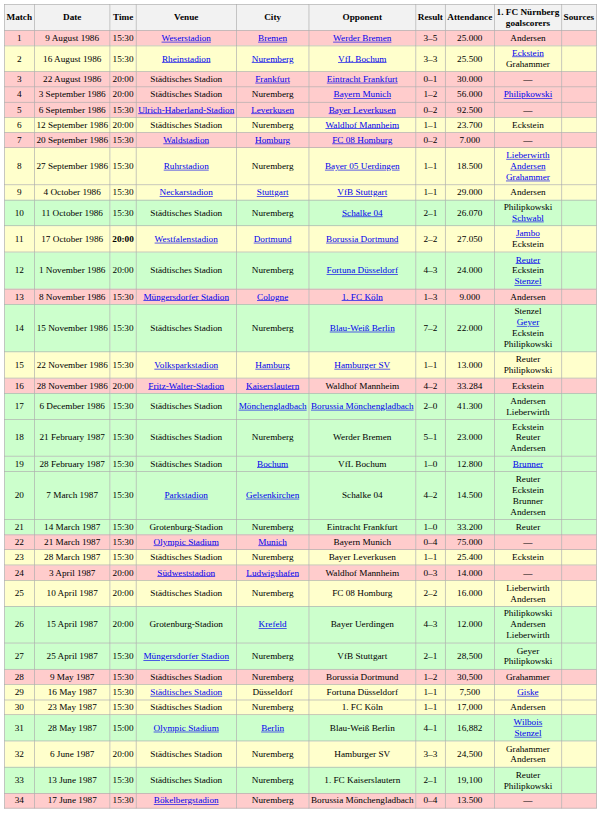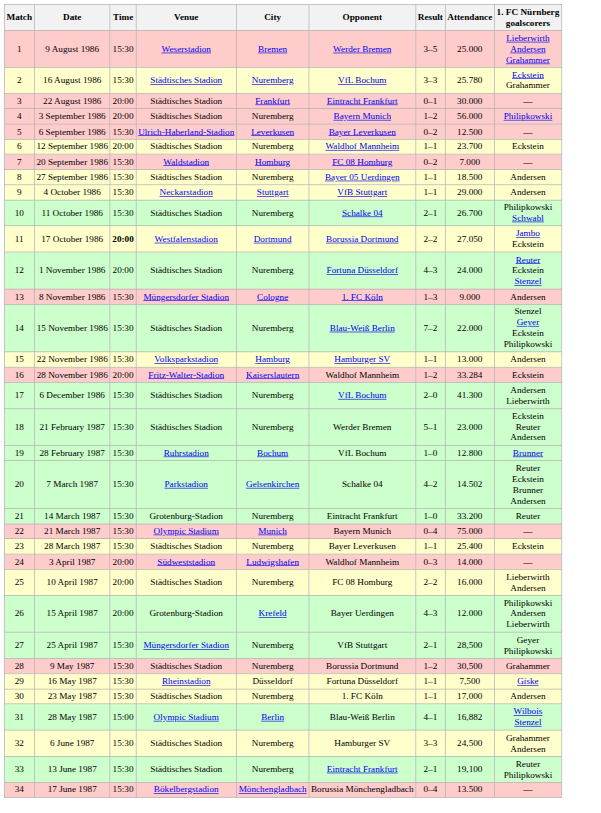- column: (579, 17)
(528, 38) Andersen -> (528, 49) Lieberwirth Andersen Grahammer
(186, 59) Rheinstadion -> (186, 80) Städtisches Stadion
(470, 59) 25.500 -> (470, 80) 25.780
(470, 110) 92.500 -> (470, 132) 12.500
(186, 166) Ruhrstadion -> (186, 177) Städtisches Stadion
(528, 166) Lieberwirth Andersen Grahammer -> (528, 177) Andersen
(470, 213) 26.070 -> (470, 213) 26.700
(528, 365) Reuter Philipkowski -> (528, 360) Andersen
(430, 386) 4–2 -> (430, 375) 1–2
(273, 406) Mönchengladbach -> (273, 396) Nuremberg
(362, 406) Borussia Mönchengladbach -> (362, 396) VfL Bochum
(186, 464) Städtisches Stadion -> (186, 453) Ruhrstadion
(470, 496) 14.500 -> (470, 485) 14.502
(186, 692) Städtisches Stadion -> (186, 681) Rheinstadion
(123, 754) 20:00 -> (123, 743) 15:30
(362, 780) 1. FC Kaiserslautern -> (362, 769) Eintracht Frankfurt
(273, 801) Nuremberg -> (273, 790) Mönchengladbach
